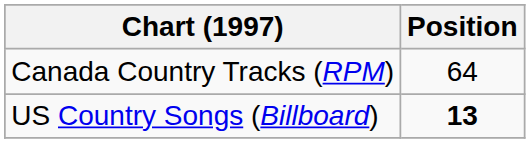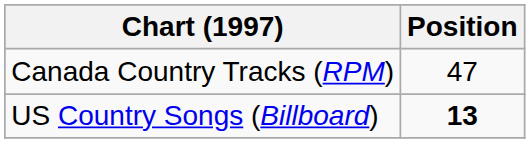(462, 71) 64 -> (462, 71) 47
